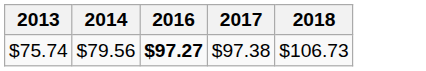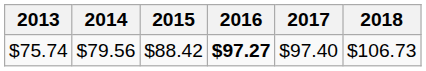+ column: (174, 19)
(241, 50) $97.38 -> (309, 50) $97.40
